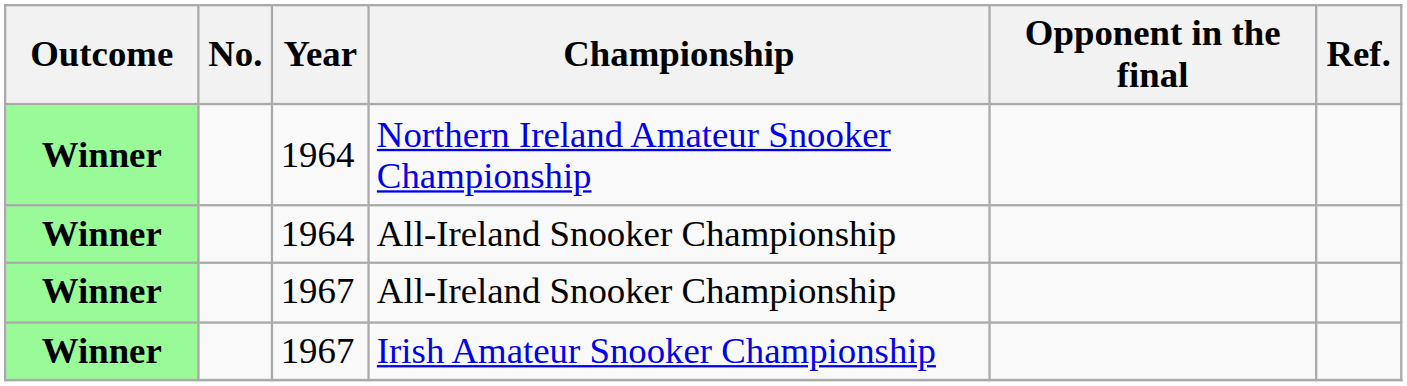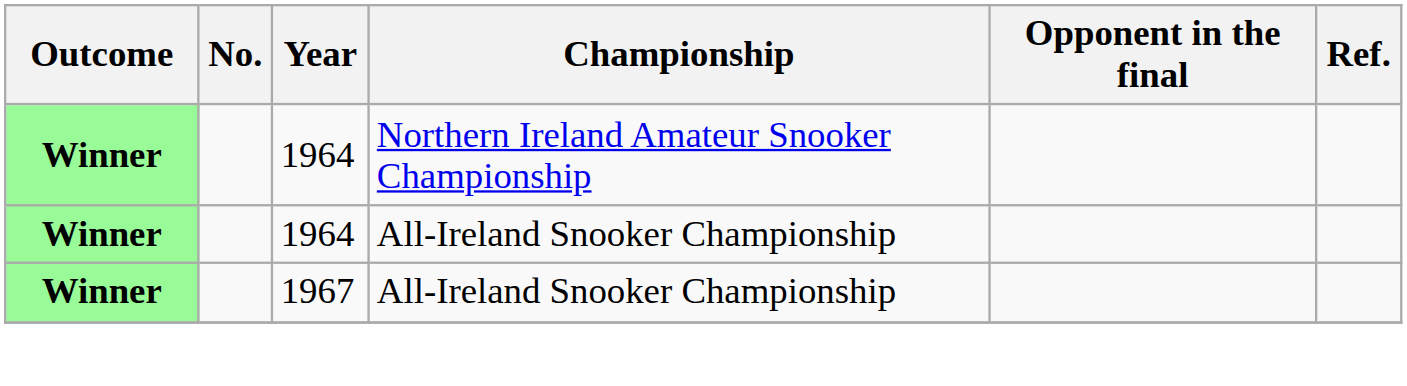- row: (318, 349)
